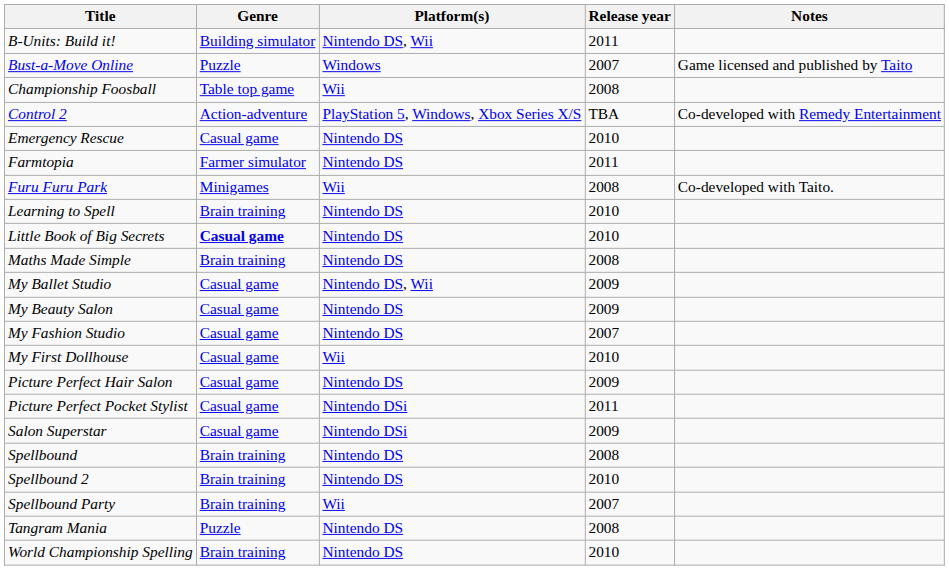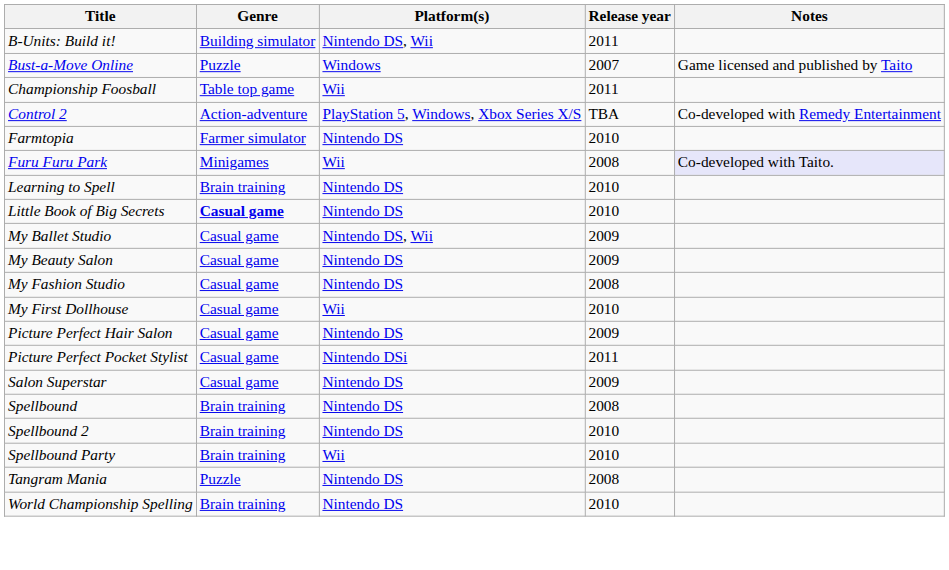(604, 89) 2008 -> (604, 89) 2011
- row: (66, 138)
(604, 162) 2011 -> (604, 138) 2010
(756, 187) no background -> (756, 162) lavender background
- row: (69, 260)
(604, 333) 2007 -> (604, 284) 2008
(365, 430) Nintendo DSi -> (363, 382) Nintendo DS
(604, 503) 2007 -> (604, 455) 2010
